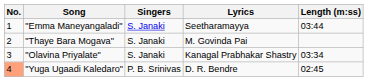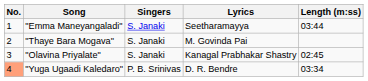(312, 55) 03:34 -> (312, 55) 02:45
(312, 69) 02:45 -> (312, 69) 03:34
